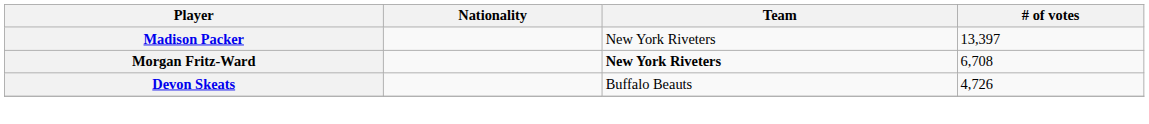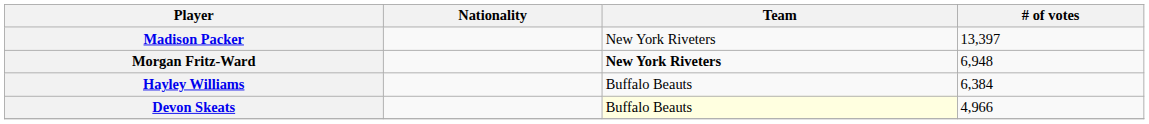(977, 61) 6,708 -> (977, 61) 6,948
+ row: (194, 84)
(649, 84) no background -> (649, 107) lightyellow background
(977, 84) 4,726 -> (977, 107) 4,966
